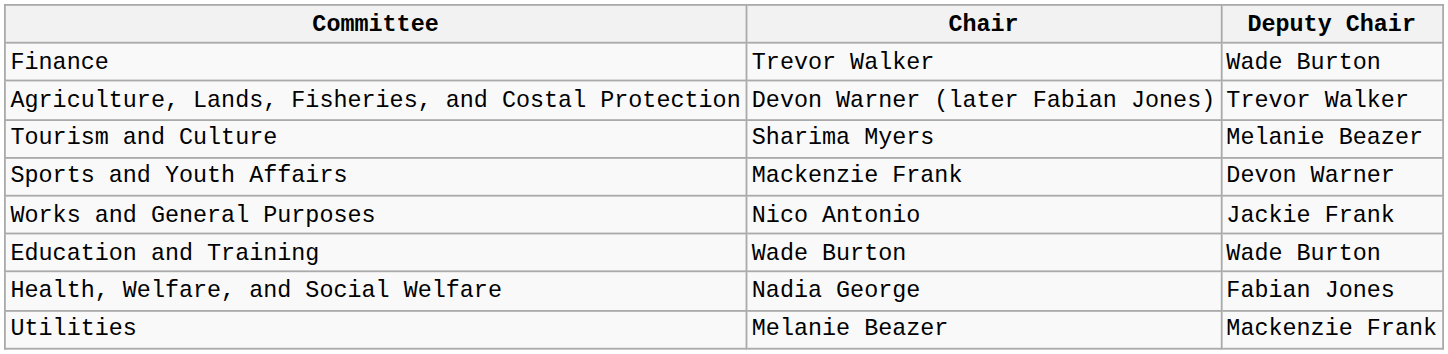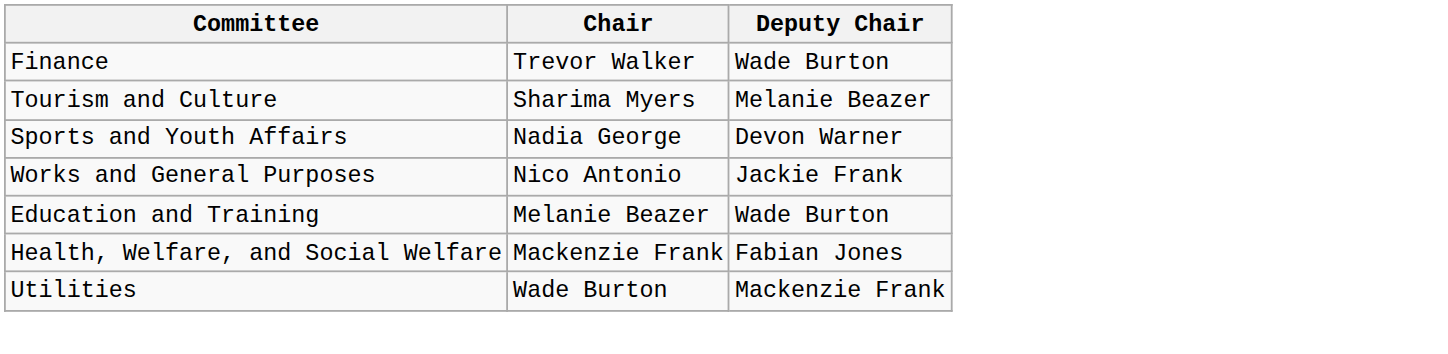- row: (376, 100)
(857, 177) Mackenzie Frank -> (597, 138) Nadia George
(829, 253) Wade Burton -> (611, 215) Melanie Beazer
(836, 291) Nadia George -> (618, 253) Mackenzie Frank
(850, 329) Melanie Beazer -> (590, 291) Wade Burton
